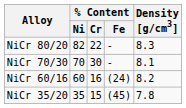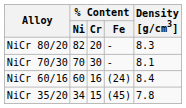(96, 46) 22 -> (96, 46) 20
(145, 79) 8.2 -> (145, 79) 8.4
(79, 95) 35 -> (79, 95) 34
